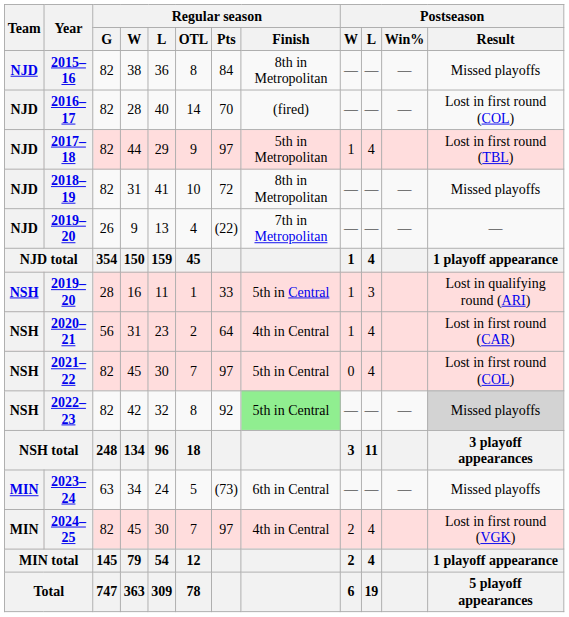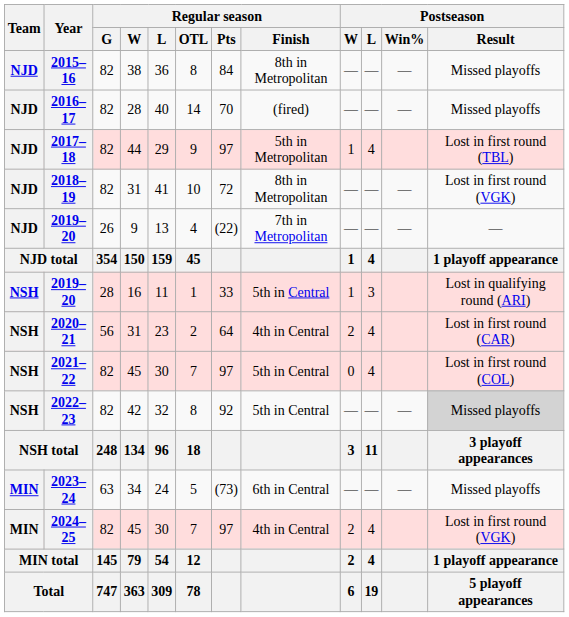(496, 110) Lost in first round (COL) -> (496, 110) Missed playoffs
(496, 189) Missed playoffs -> (496, 189) Lost in first round (VGK)
(351, 331) 1 -> (351, 331) 2
(291, 410) lightgreen background -> (291, 410) no background
